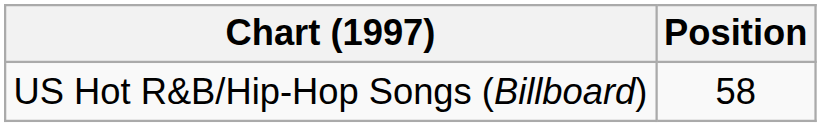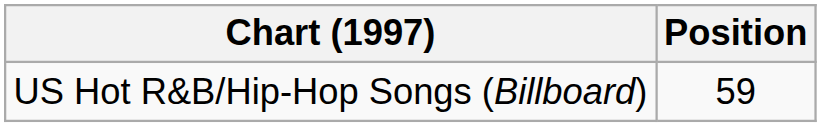(736, 90) 58 -> (736, 90) 59
